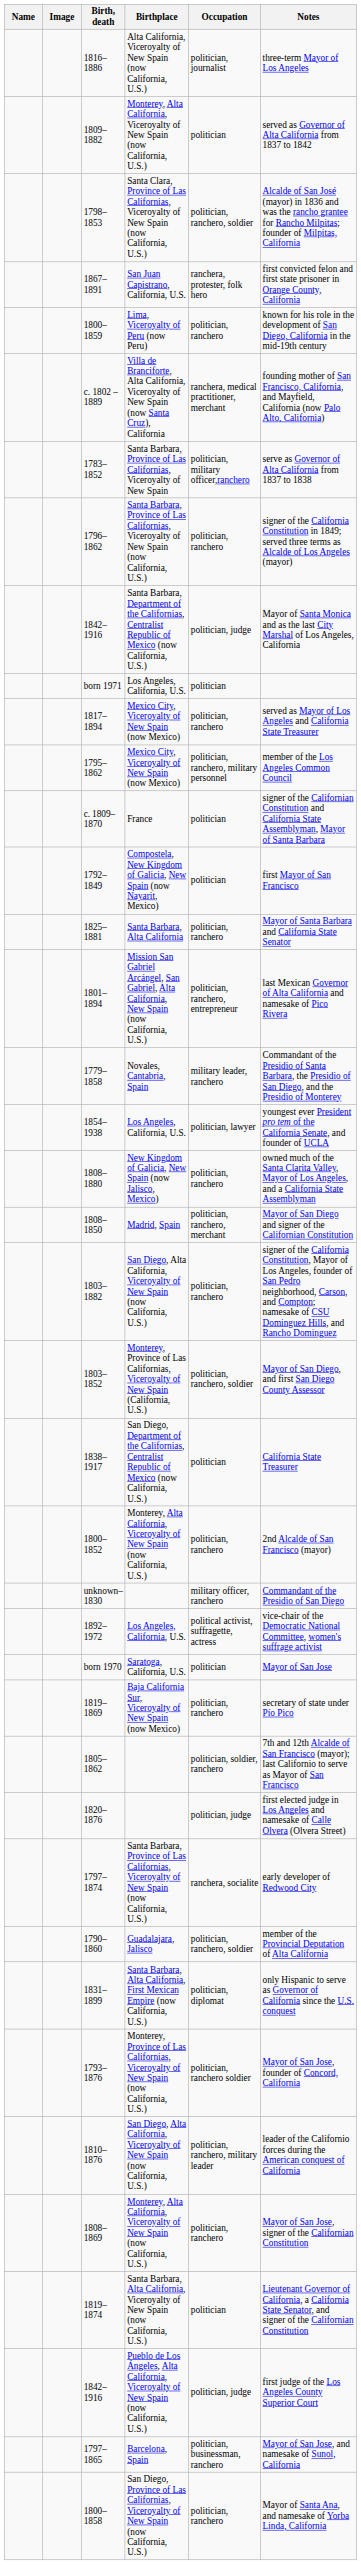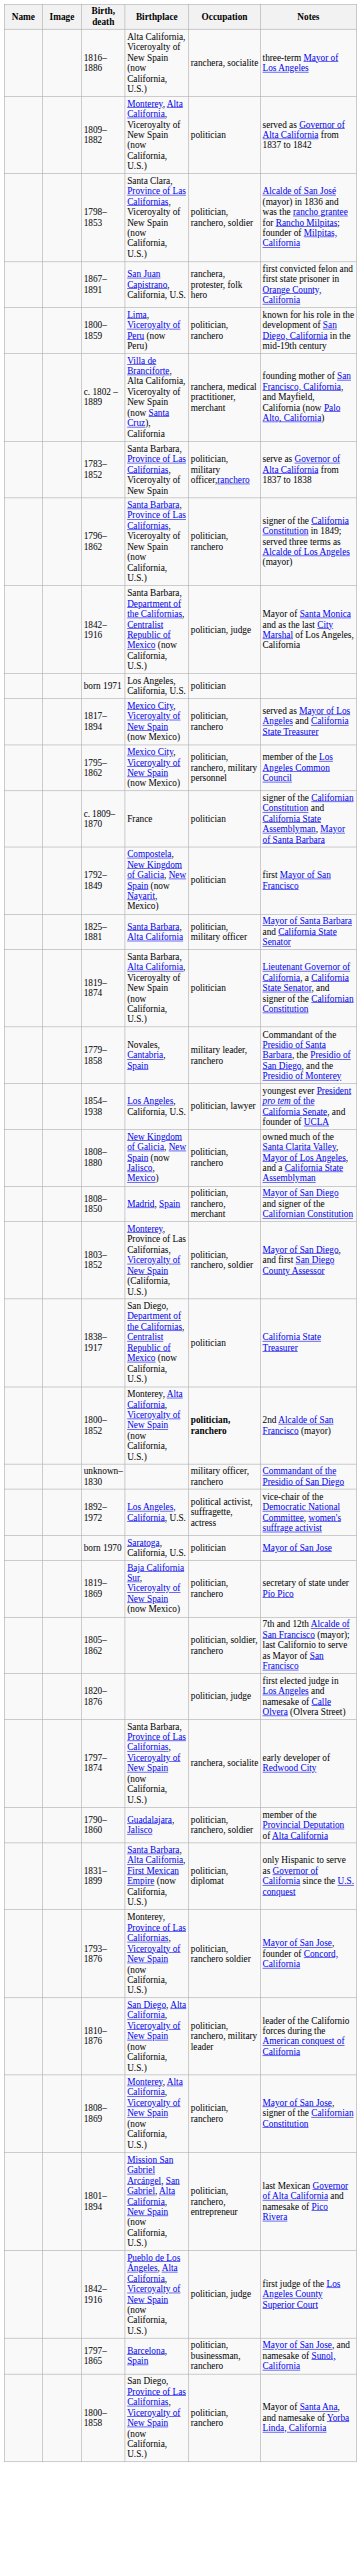(209, 63) politician, journalist -> (224, 63) ranchera, socialite
(209, 932) politician, ranchero -> (219, 932) politician, military officer
rows swapped: (95, 2310) <-> (95, 999)
- row: (95, 1291)
(209, 1544) normal -> (210, 1425) bold
